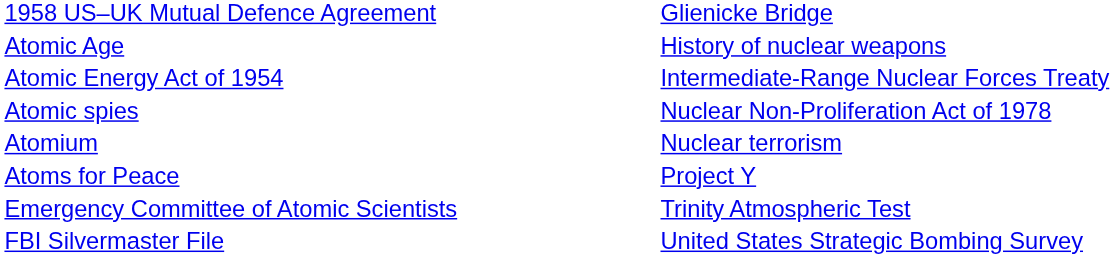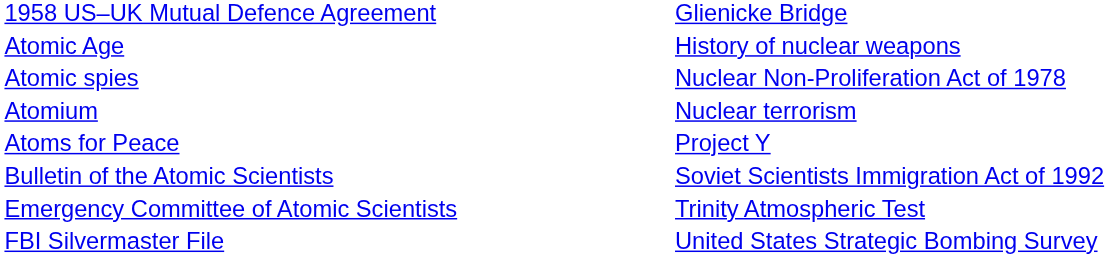- row: (144, 78)
+ row: (169, 176)
